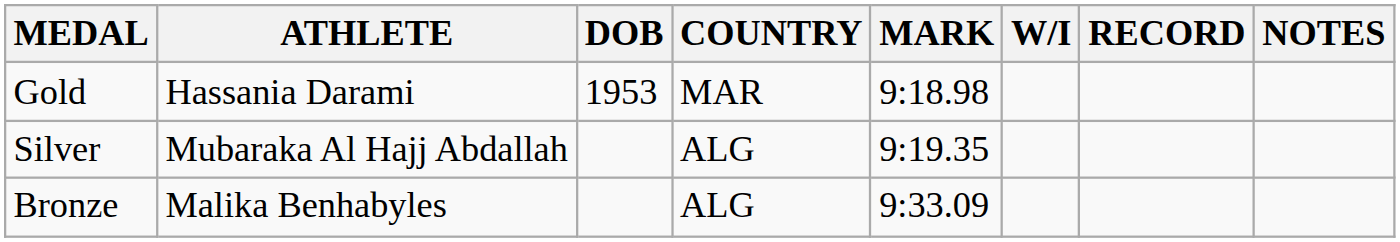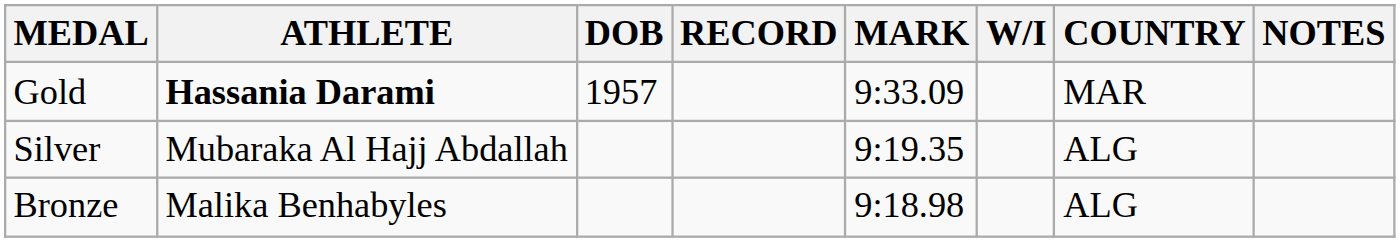columns swapped: (771, 33) <-> (1167, 33)
(290, 90) normal -> (300, 90) bold
(621, 90) 1953 -> (621, 90) 1957
(934, 90) 9:18.98 -> (909, 90) 9:33.09
(934, 206) 9:33.09 -> (909, 206) 9:18.98
